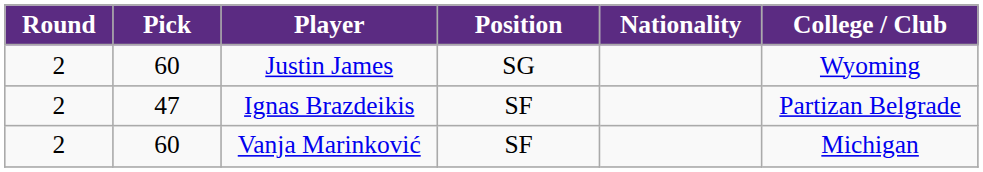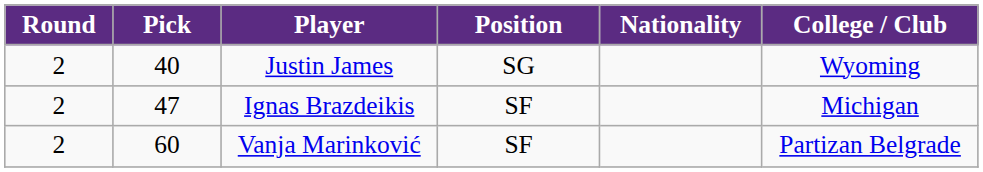(167, 65) 60 -> (167, 65) 40
(870, 105) Partizan Belgrade -> (870, 105) Michigan
(870, 145) Michigan -> (870, 145) Partizan Belgrade
